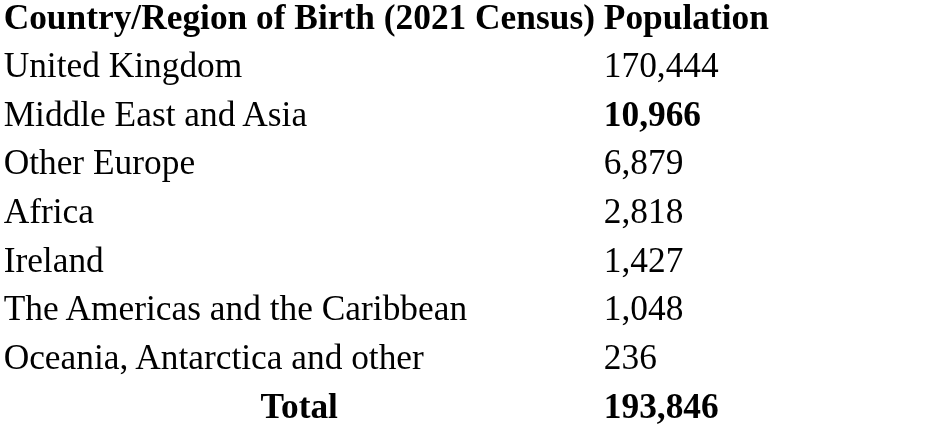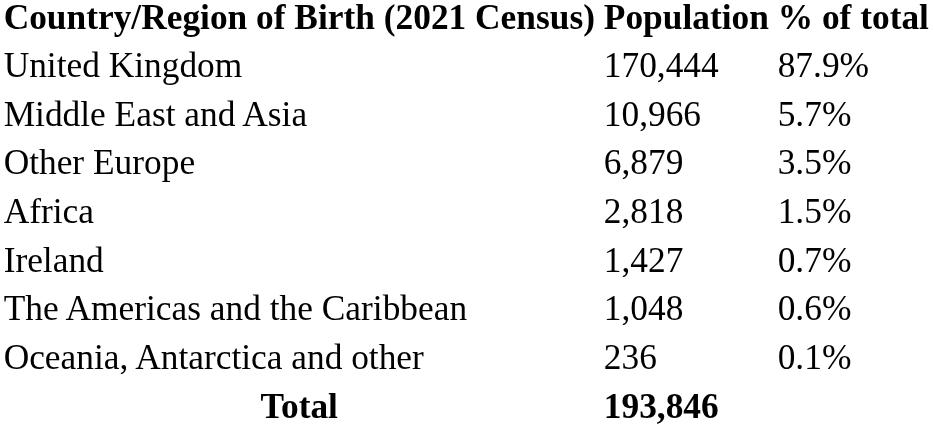+ column: (853, 16)
(652, 114) bold -> (652, 114) normal
